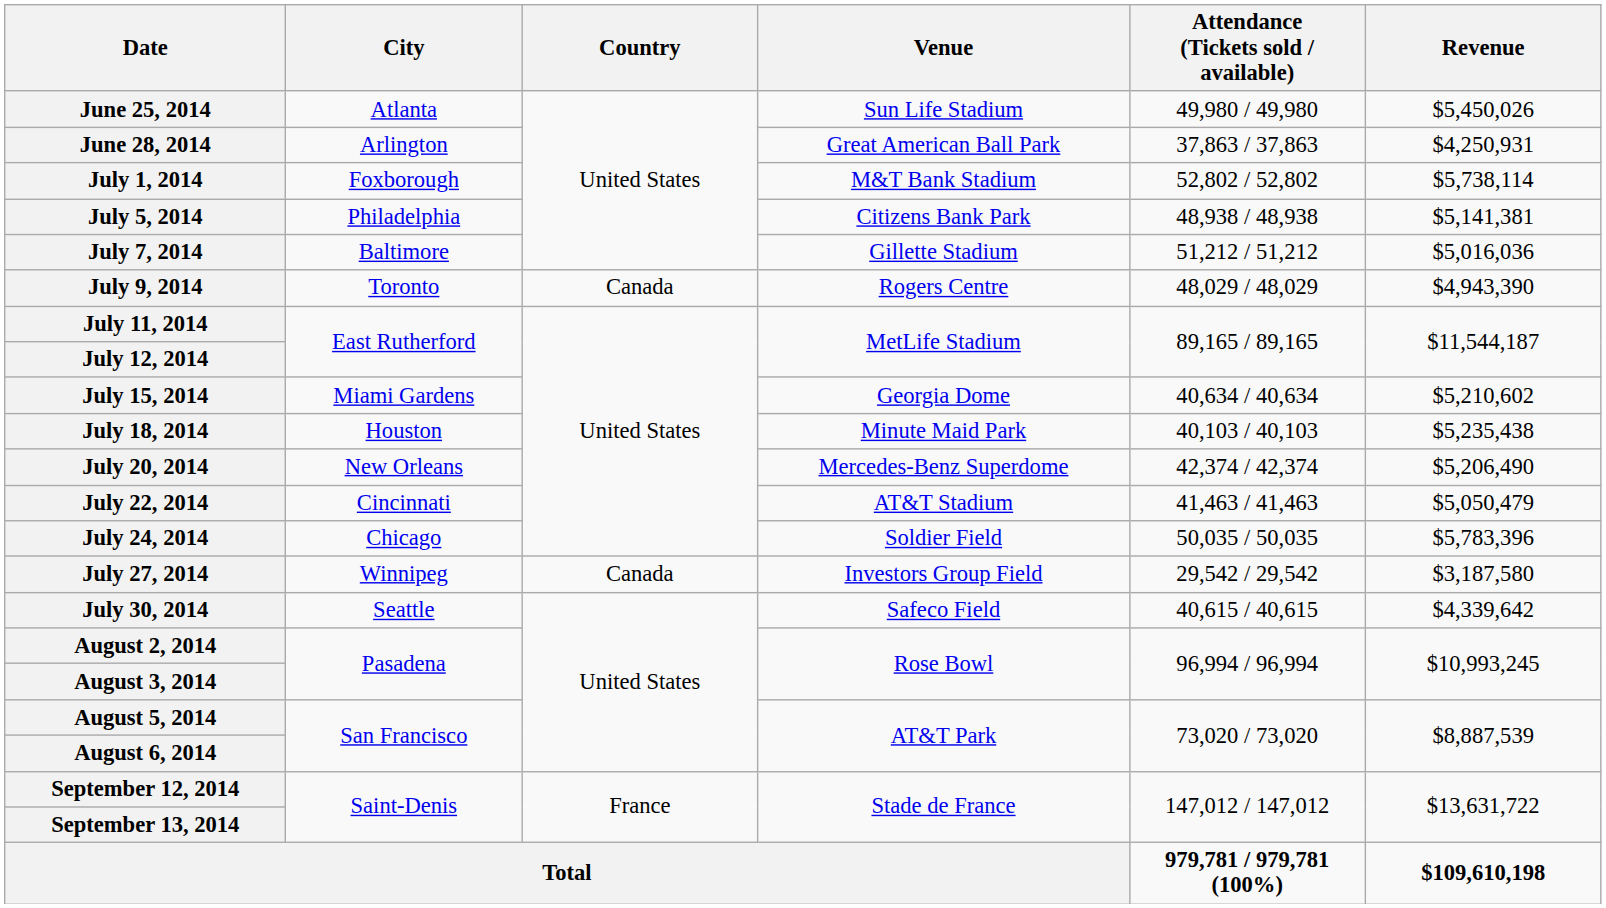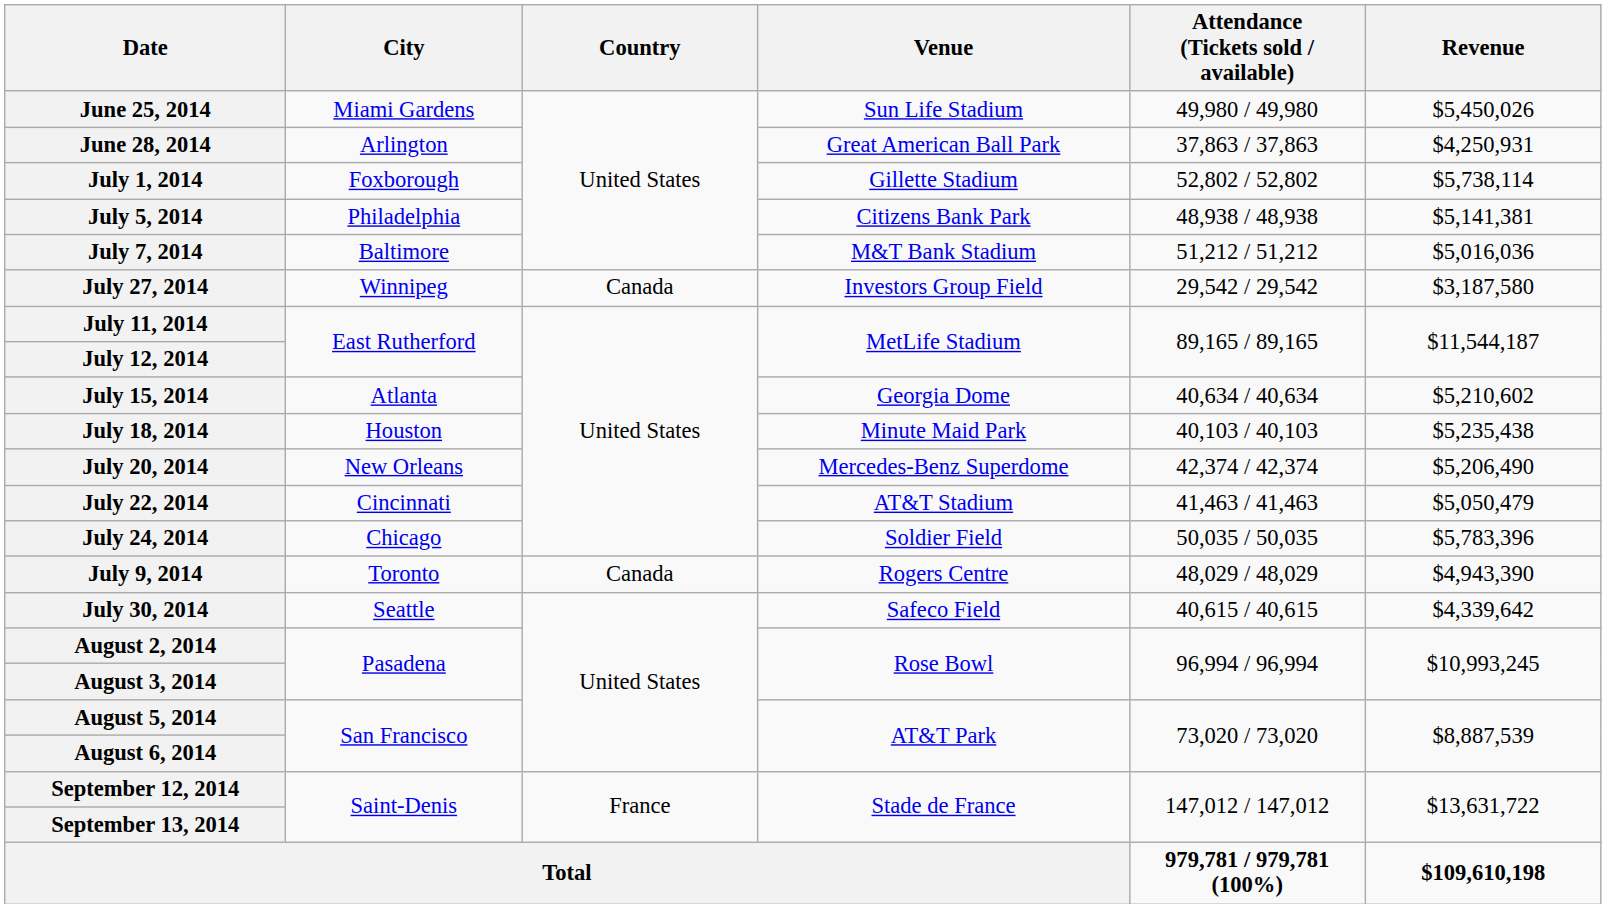(404, 108) Atlanta -> (404, 108) Miami Gardens
(943, 180) M&T Bank Stadium -> (943, 180) Gillette Stadium
(943, 252) Gillette Stadium -> (943, 252) M&T Bank Stadium
rows swapped: (145, 287) <-> (145, 574)
(404, 395) Miami Gardens -> (404, 395) Atlanta
